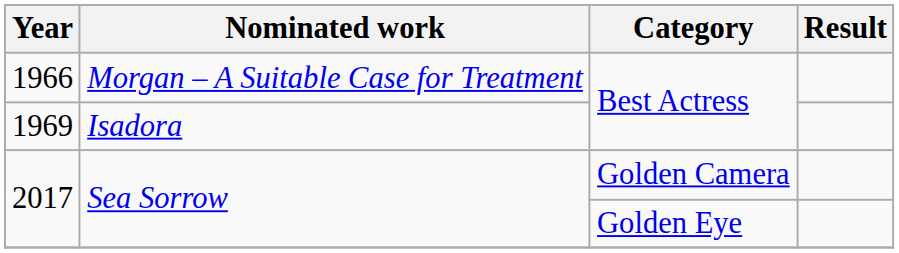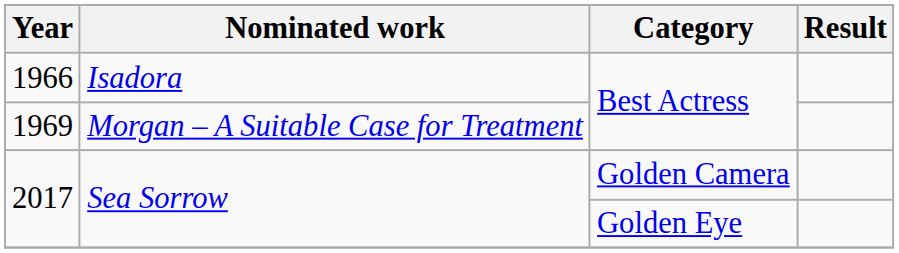(335, 77) Morgan – A Suitable Case for Treatment -> (135, 77) Isadora
(135, 125) Isadora -> (335, 125) Morgan – A Suitable Case for Treatment
